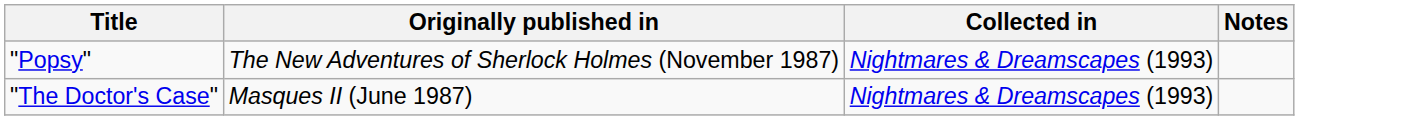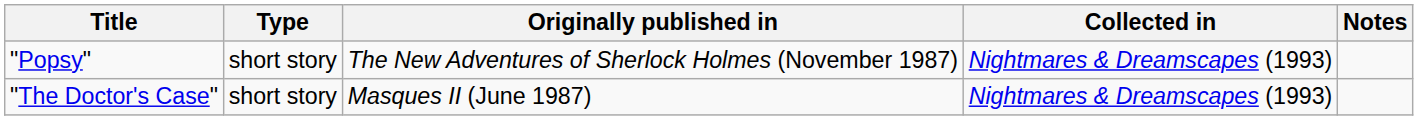+ column: (283, 22)
